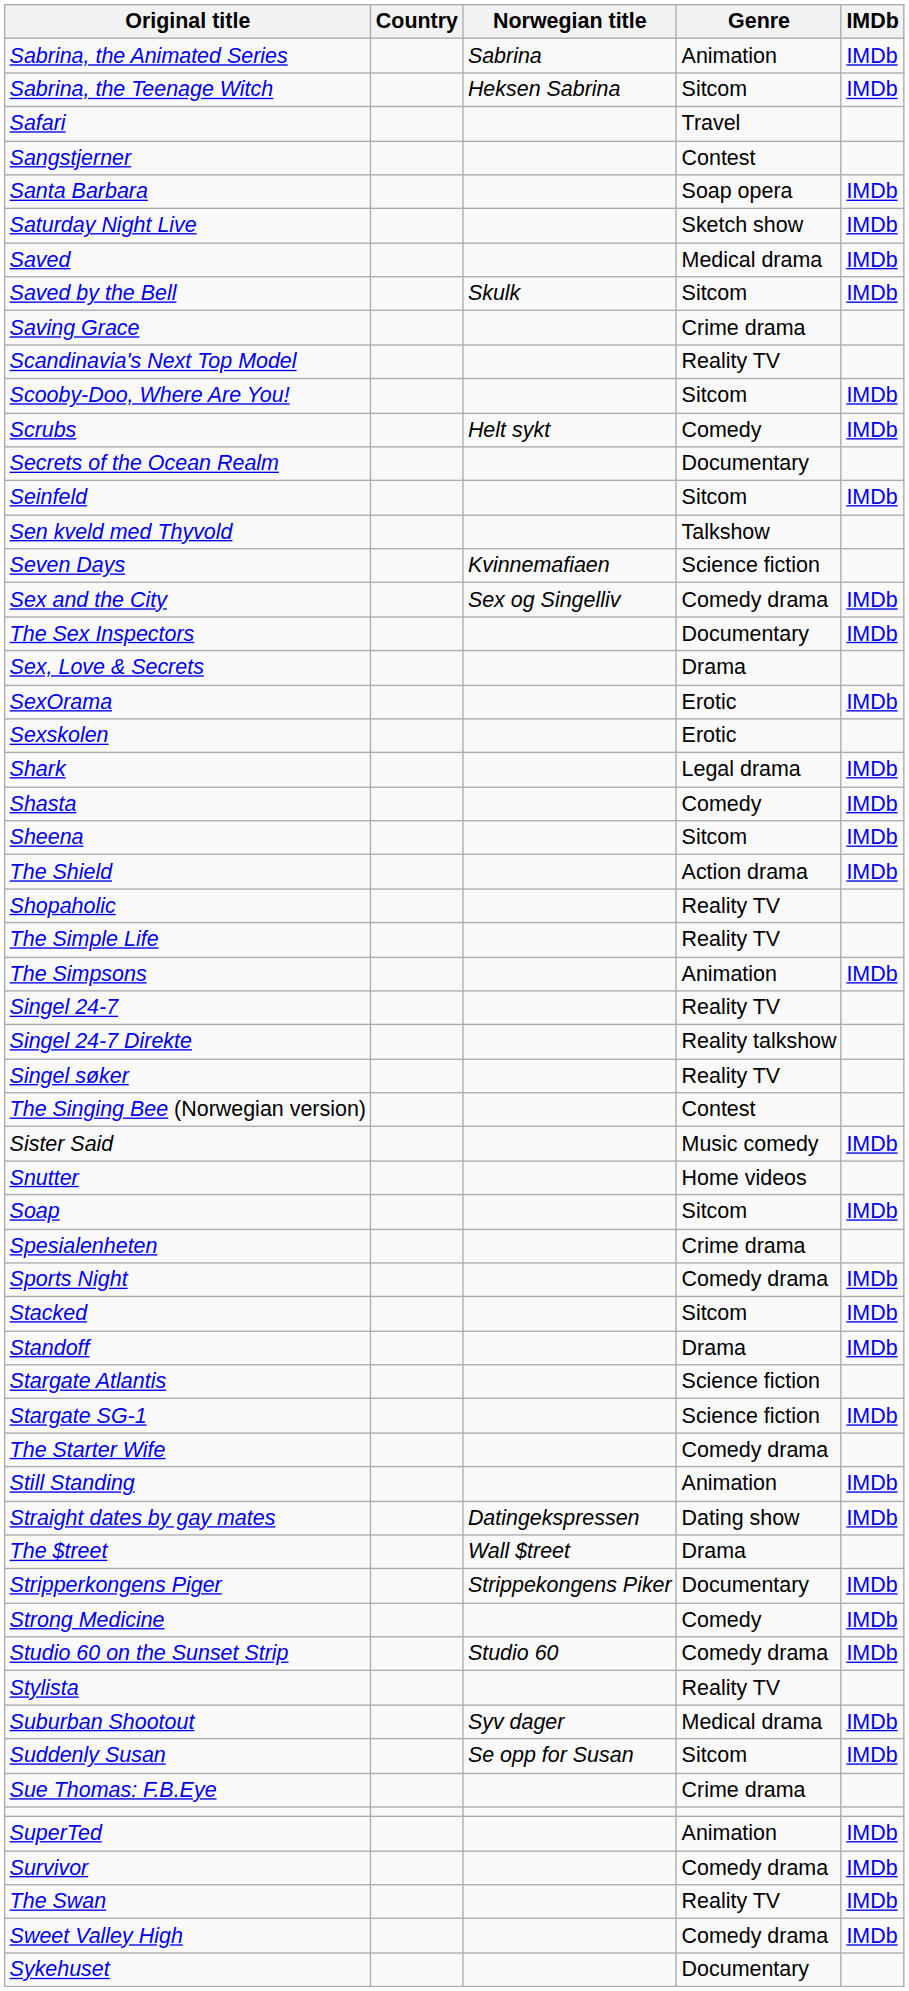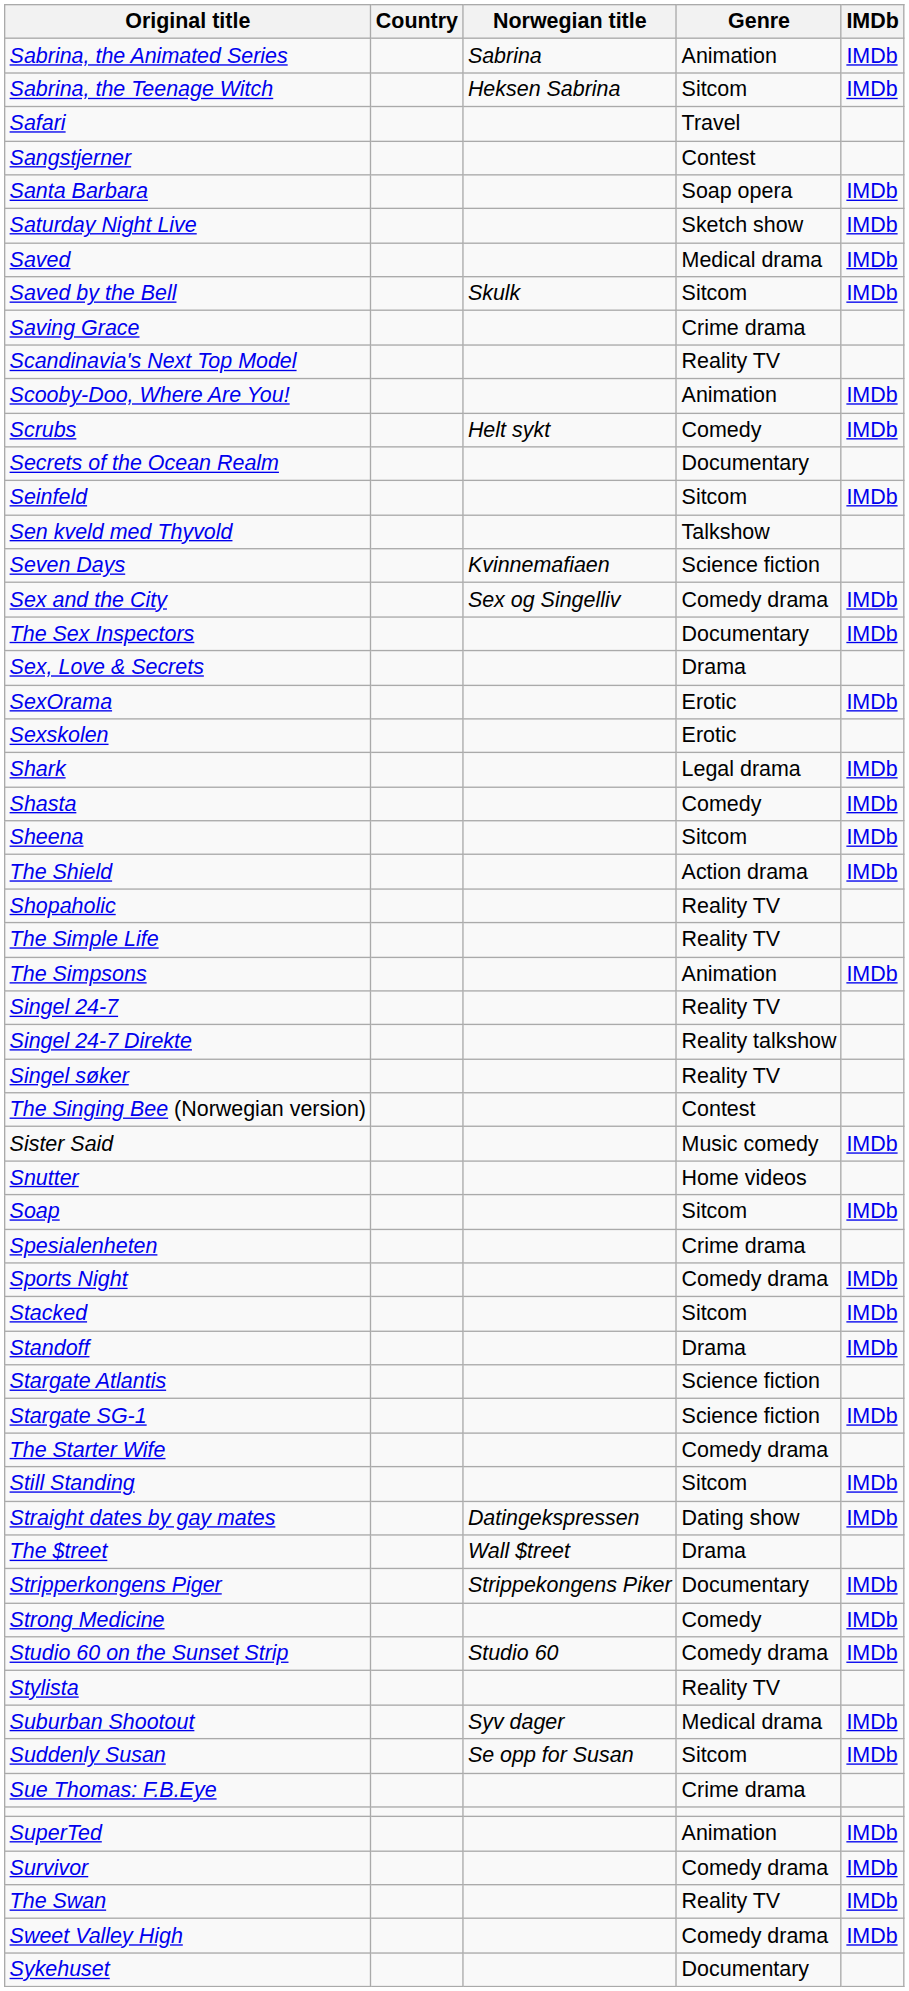(714, 395) Sitcom -> (729, 395) Animation
(729, 1483) Animation -> (714, 1483) Sitcom
